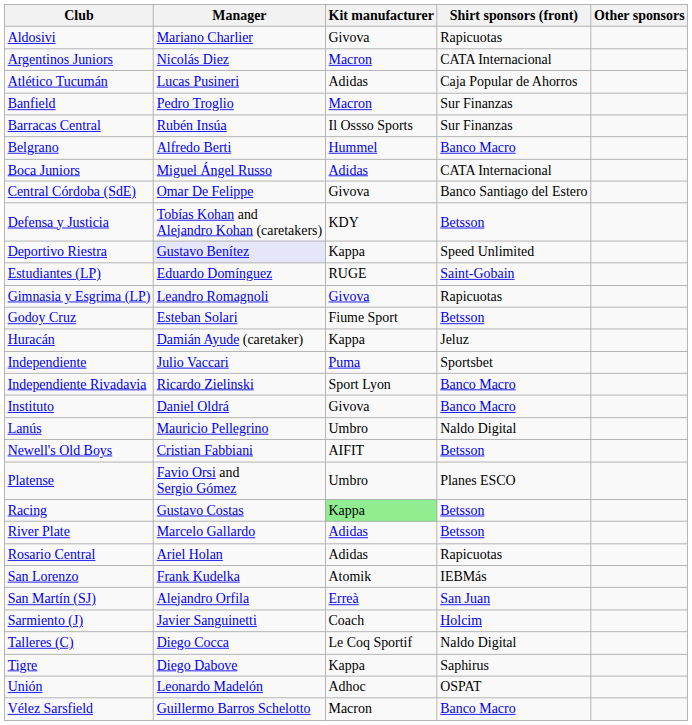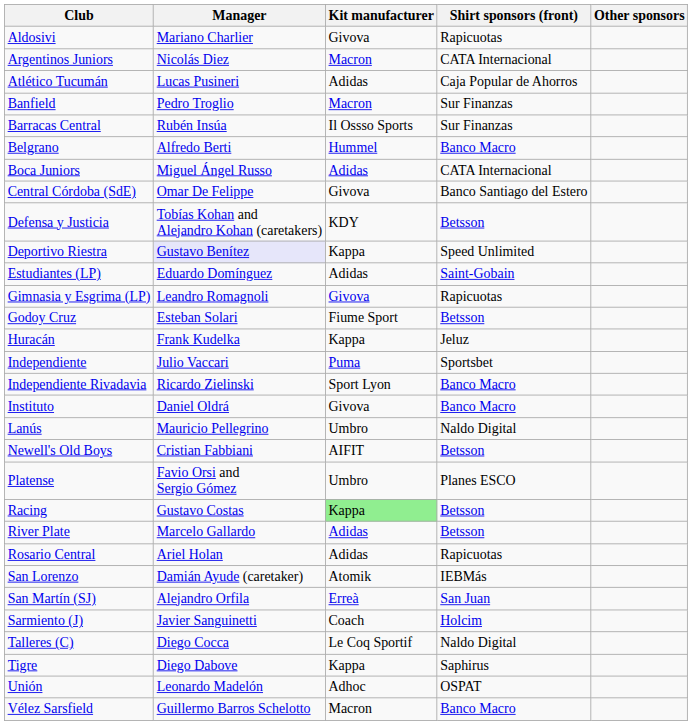(348, 274) RUGE -> (348, 274) Adidas
(230, 340) Damián Ayude (caretaker) -> (198, 340) Frank Kudelka
(198, 576) Frank Kudelka -> (230, 576) Damián Ayude (caretaker)
